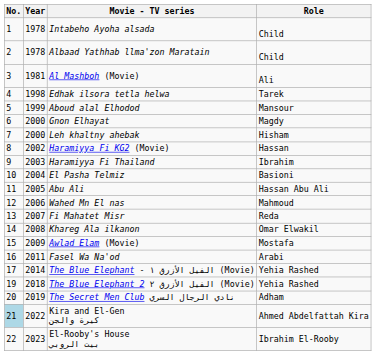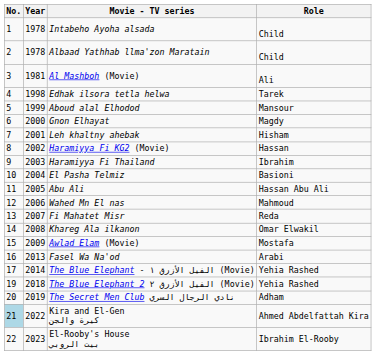(35, 135) 2000 -> (35, 135) 2001
(35, 257) 2011 -> (35, 257) 2013
